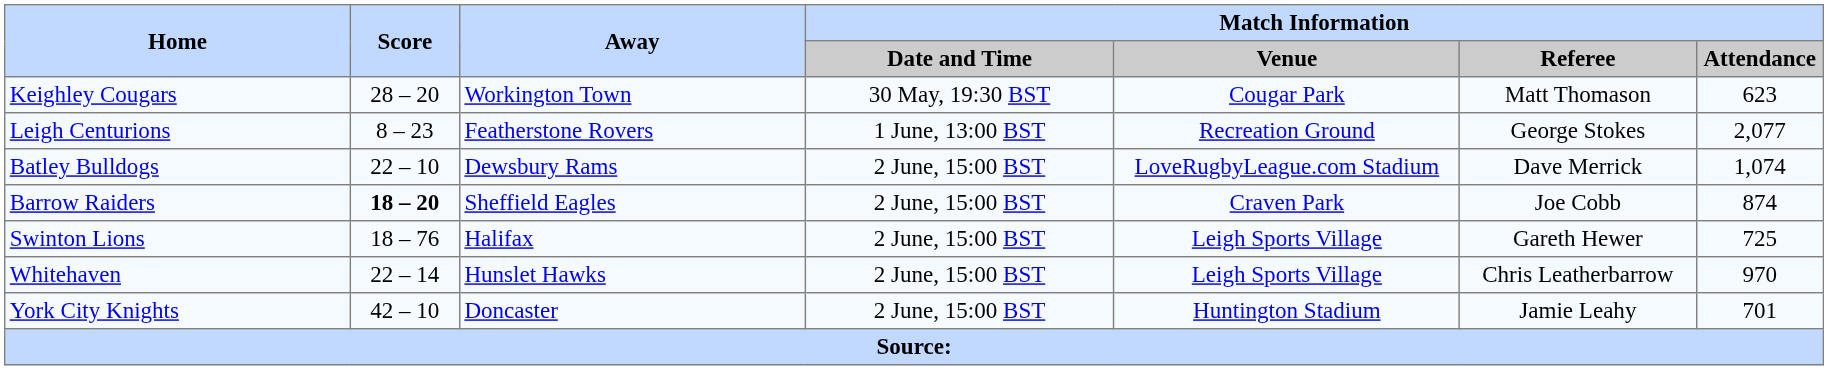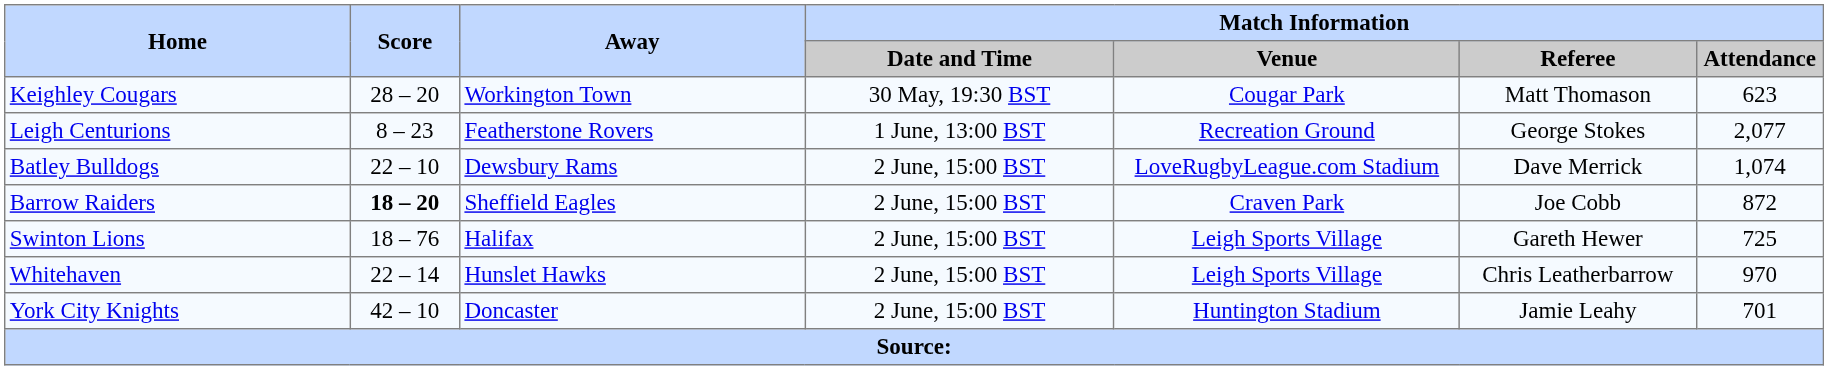(1760, 202) 874 -> (1760, 202) 872
